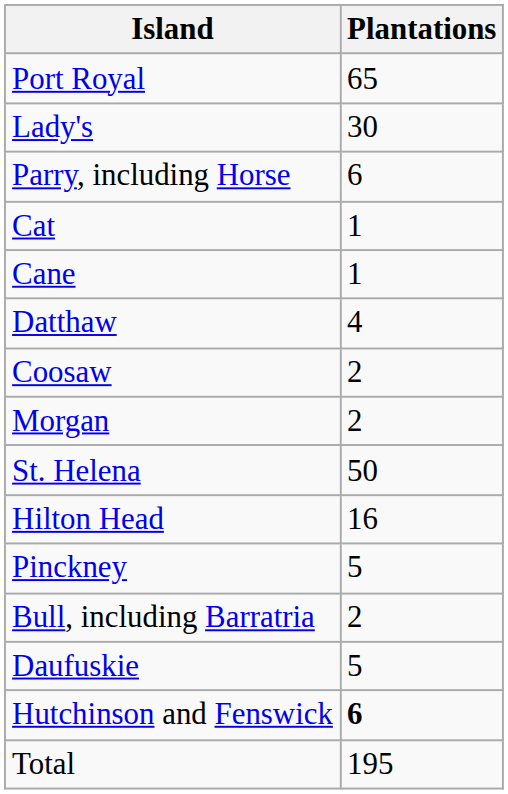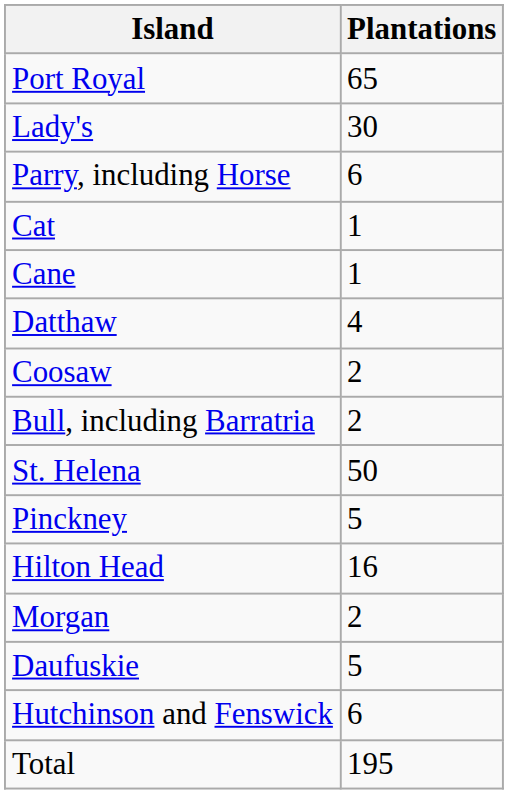rows swapped: (61, 420) <-> (163, 616)
rows swapped: (88, 518) <-> (70, 567)
(355, 714) bold -> (355, 714) normal
